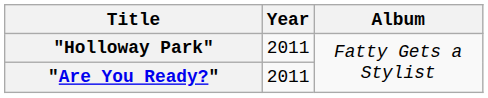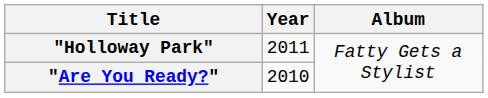(288, 77) 2011 -> (288, 77) 2010
